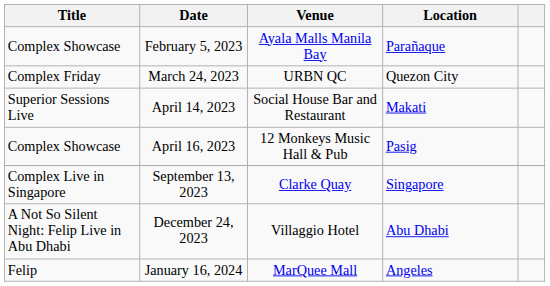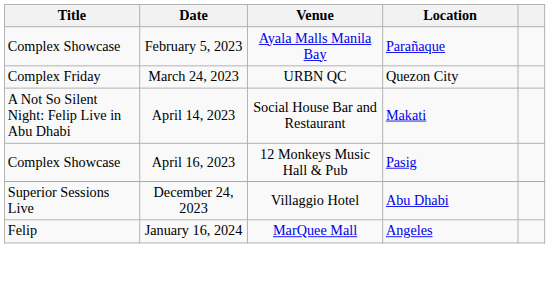(59, 107) Superior Sessions Live -> (64, 115) A Not So Silent Night: Felip Live in Abu Dhabi
- row: (194, 184)
(64, 231) A Not So Silent Night: Felip Live in Abu Dhabi -> (59, 200) Superior Sessions Live
